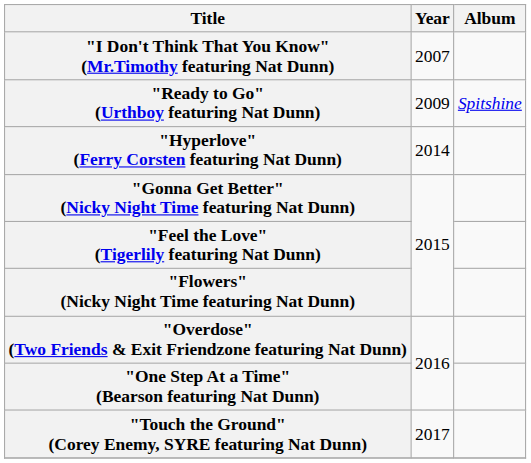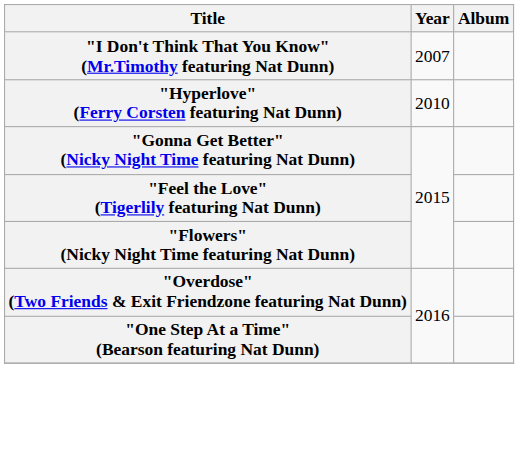- row: (208, 103)
(432, 150) 2014 -> (432, 103) 2010
- row: (208, 434)
